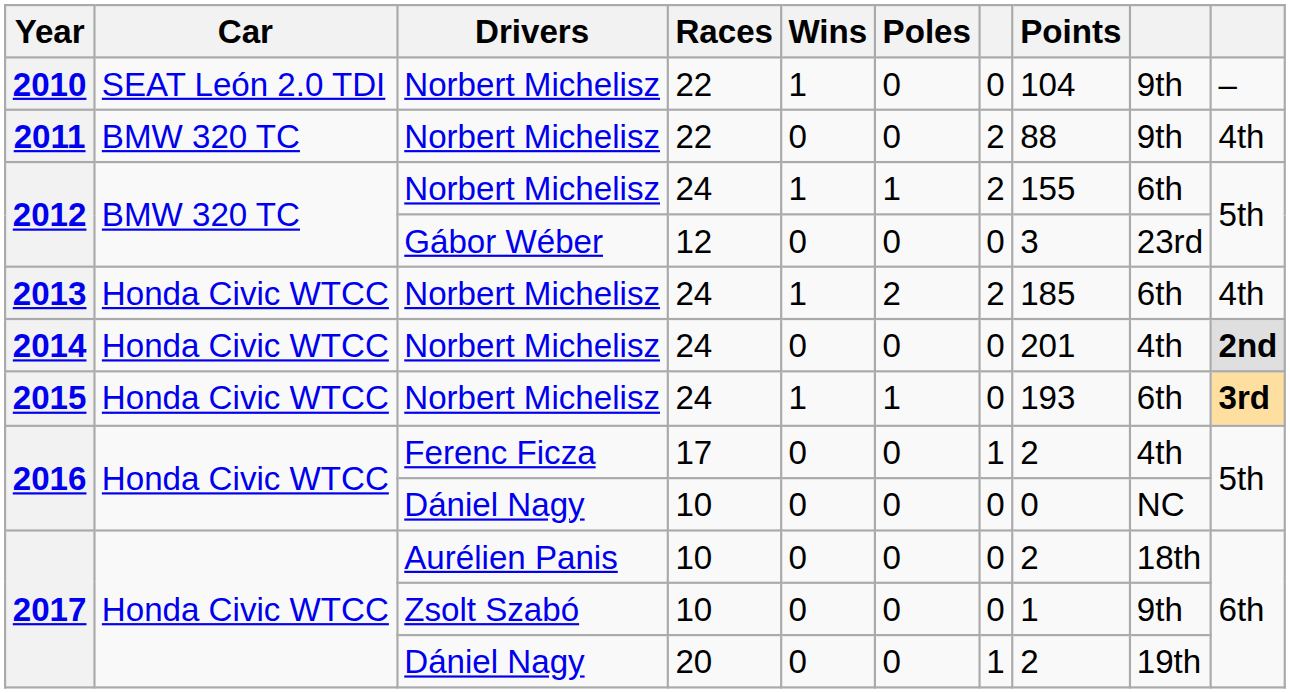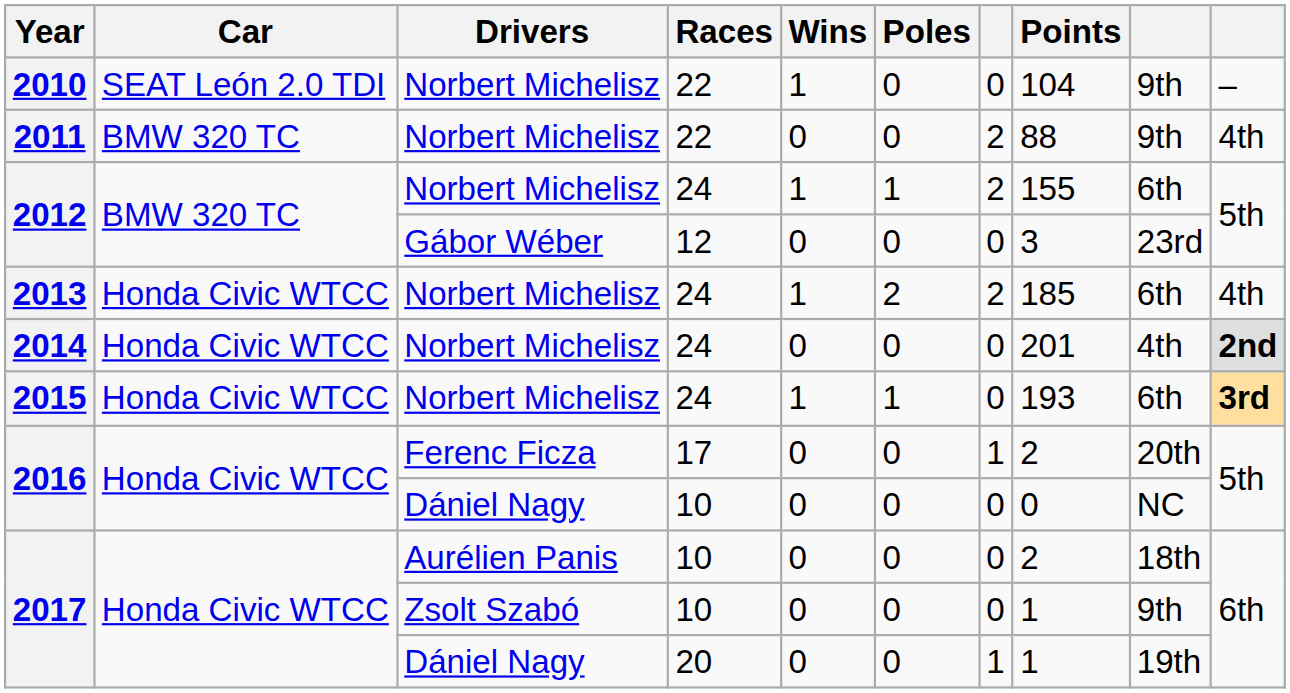(1160, 451) 4th -> (1169, 451) 20th
(1029, 661) 2 -> (1029, 661) 1
